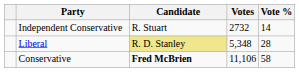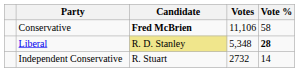rows swapped: (45, 59) <-> (71, 28)
(266, 43) normal -> (266, 43) bold
